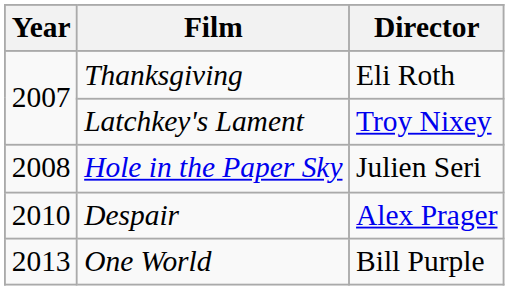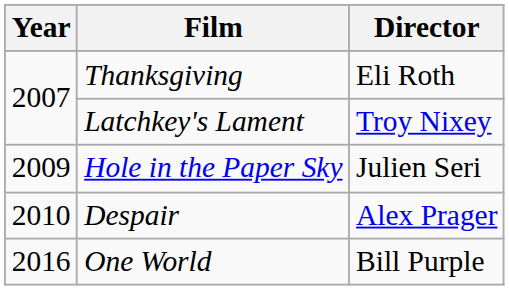(41, 167) 2008 -> (41, 167) 2009
(41, 261) 2013 -> (41, 261) 2016
